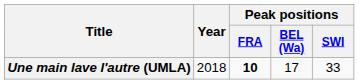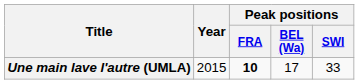(212, 68) 2018 -> (212, 68) 2015
